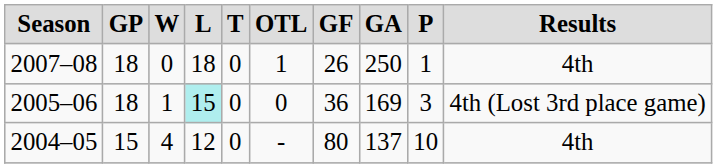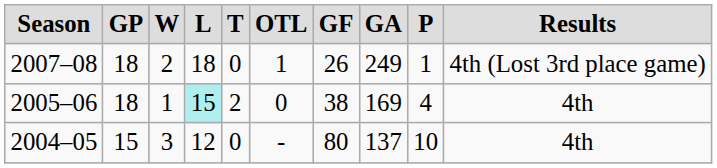(167, 63) 0 -> (167, 63) 2
(383, 63) 250 -> (383, 63) 249
(578, 63) 4th -> (578, 63) 4th (Lost 3rd place game)
(235, 102) 0 -> (235, 102) 2
(336, 102) 36 -> (336, 102) 38
(426, 102) 3 -> (426, 102) 4
(578, 102) 4th (Lost 3rd place game) -> (578, 102) 4th
(167, 142) 4 -> (167, 142) 3
